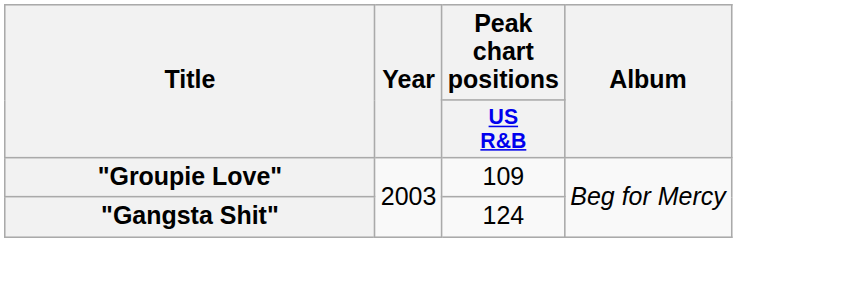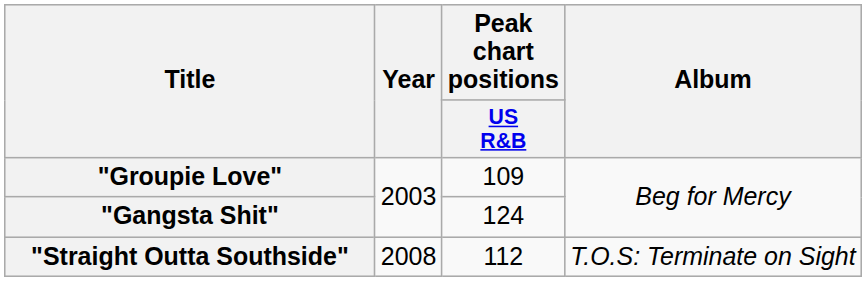+ row: (190, 256)
